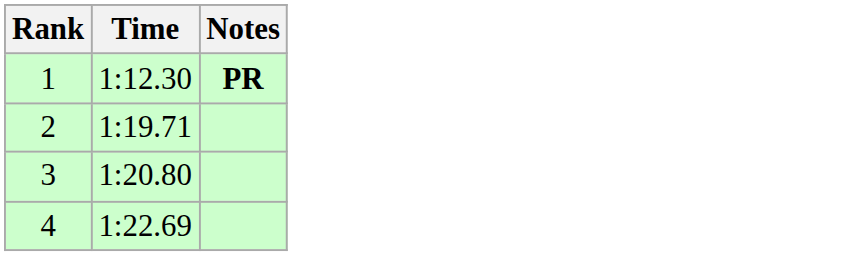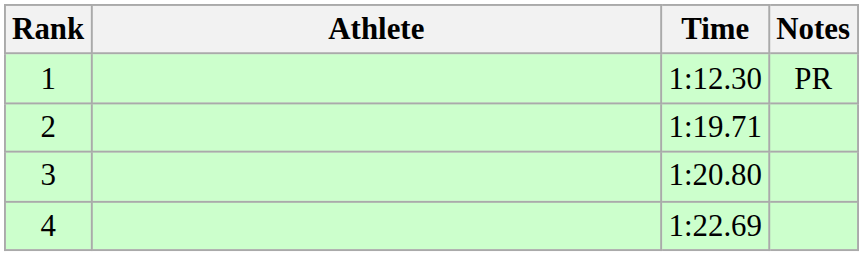+ column: (376, 28)
(243, 77) bold -> (813, 77) normal
